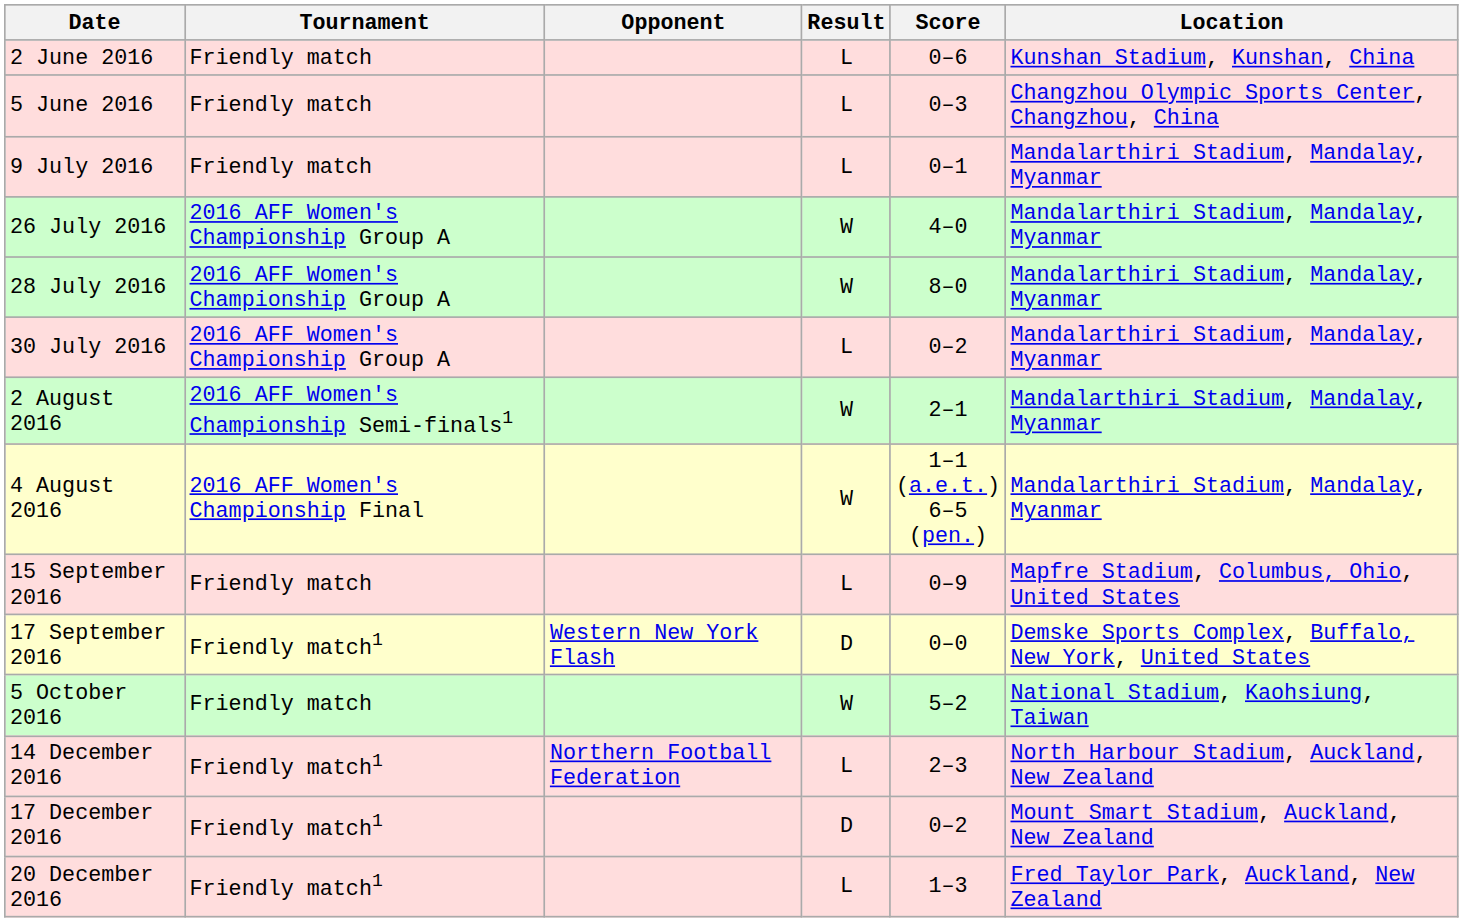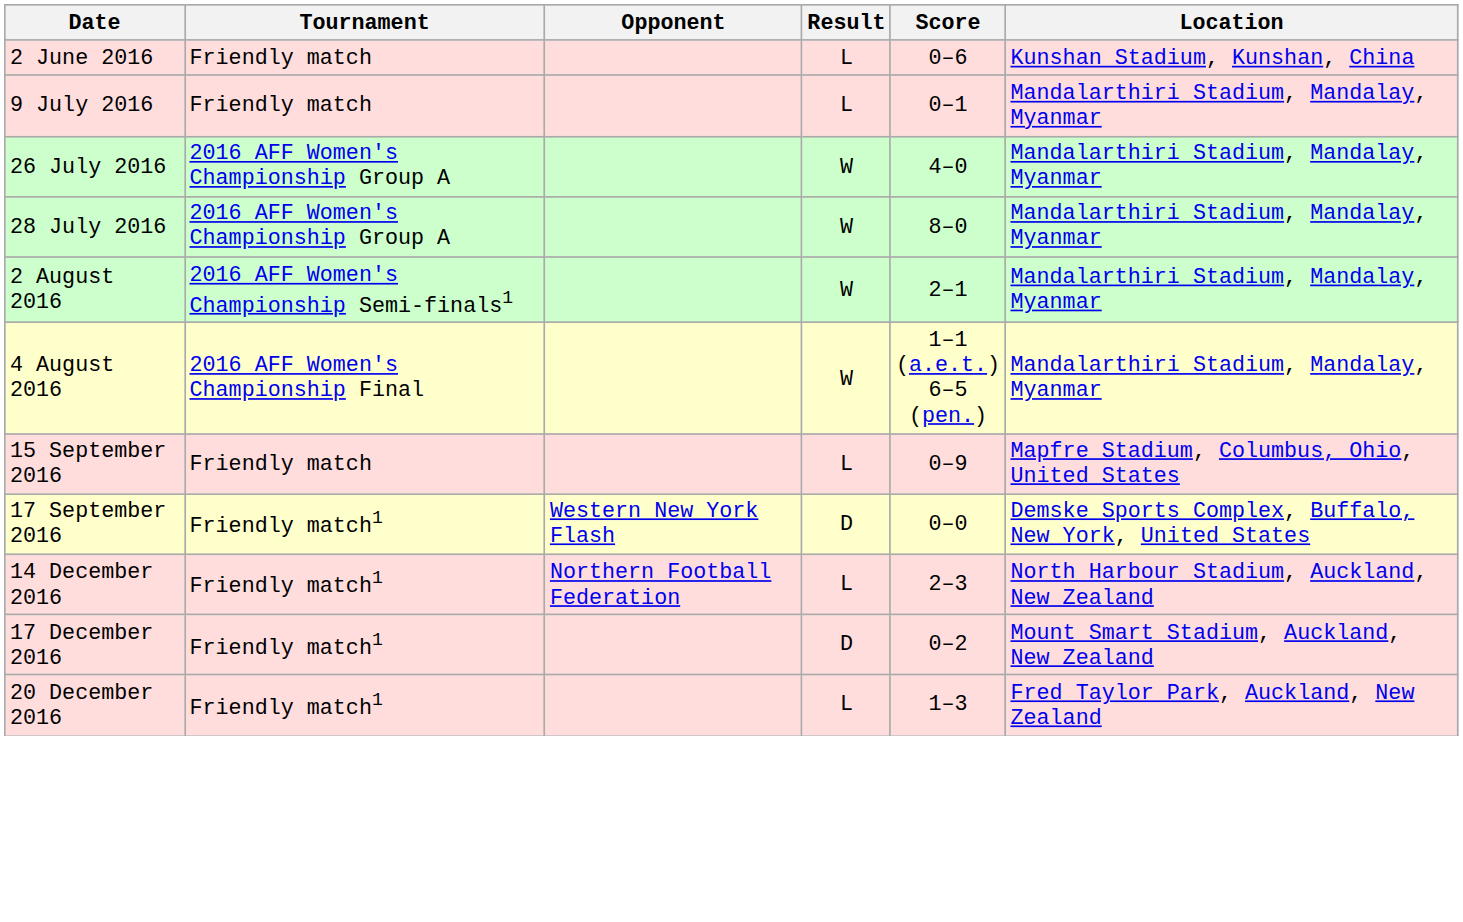- row: (82, 106)
- row: (88, 348)
- row: (69, 705)
